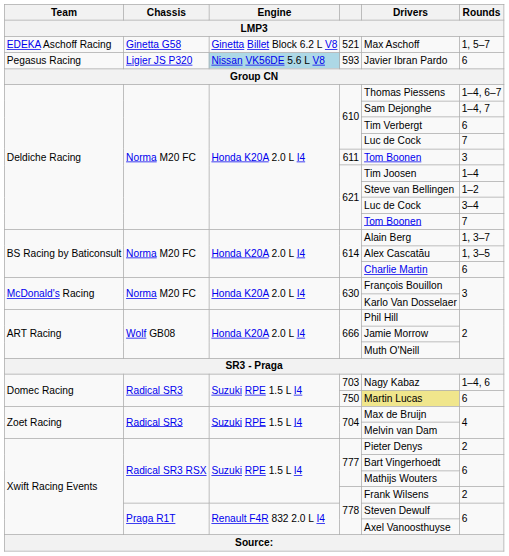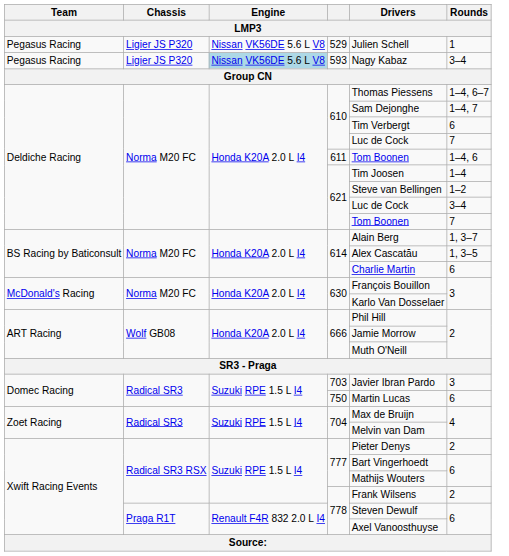- row: (154, 44)
+ row: (159, 44)
(406, 60) Javier Ibran Pardo -> (379, 60) Nagy Kabaz
(465, 60) 6 -> (458, 60) 3–4
(465, 157) 3 -> (463, 157) 1–4, 6
(392, 382) Nagy Kabaz -> (393, 382) Javier Ibran Pardo
(476, 382) 1–4, 6 -> (452, 382) 3
(393, 398) khaki background -> (381, 398) no background
